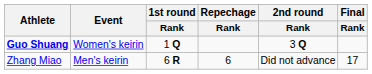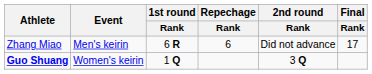rows swapped: (34, 61) <-> (38, 45)
